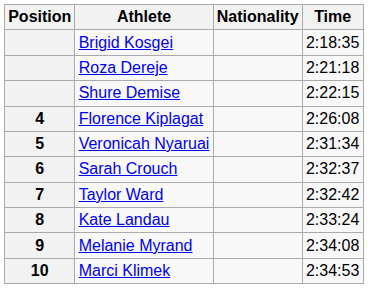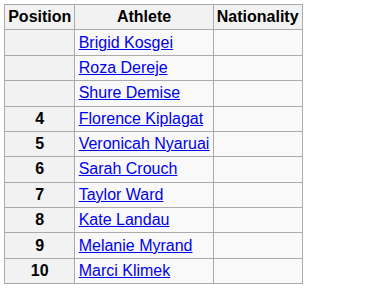- column: (333, 17)
